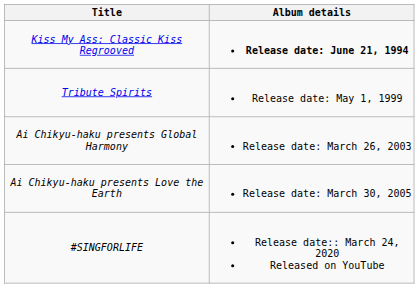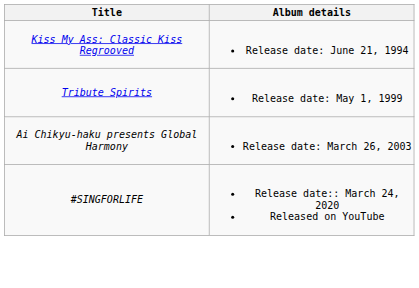(312, 50) bold -> (312, 50) normal
- row: (107, 188)
